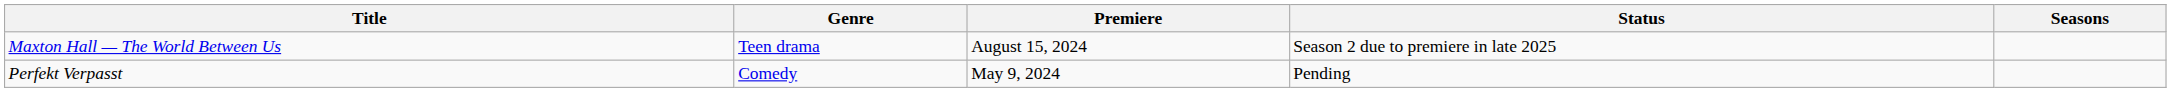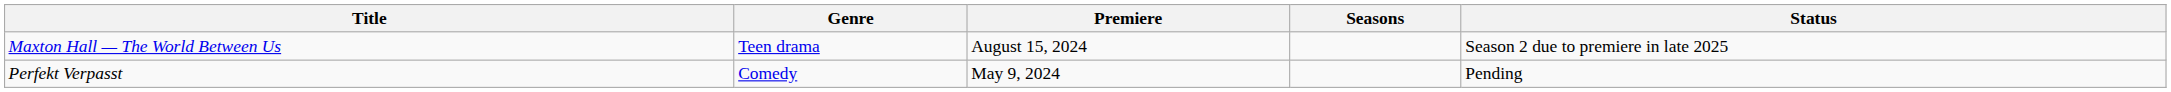columns swapped: (2080, 18) <-> (1642, 18)
